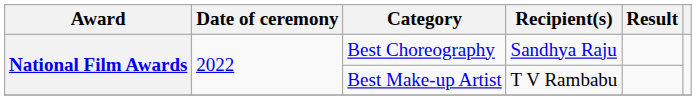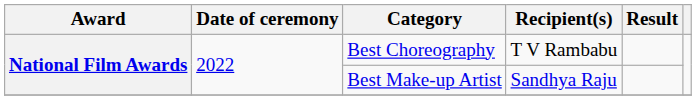(564, 49) Sandhya Raju -> (564, 49) T V Rambabu
(564, 79) T V Rambabu -> (564, 79) Sandhya Raju
